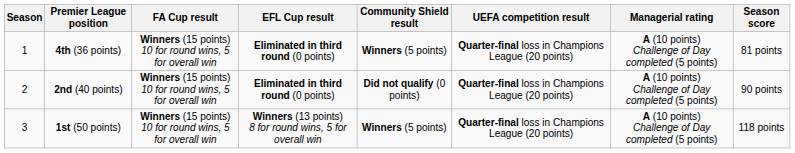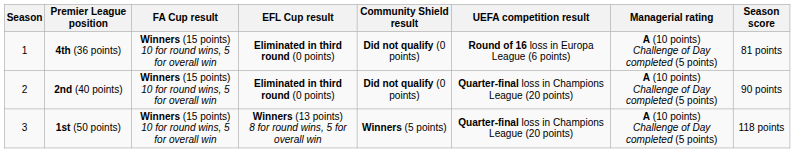(404, 51) Winners (5 points) -> (404, 51) Did not qualify (0 points)
(531, 51) Quarter-final loss in Champions League (20 points) -> (531, 51) Round of 16 loss in Europa League (6 points)
